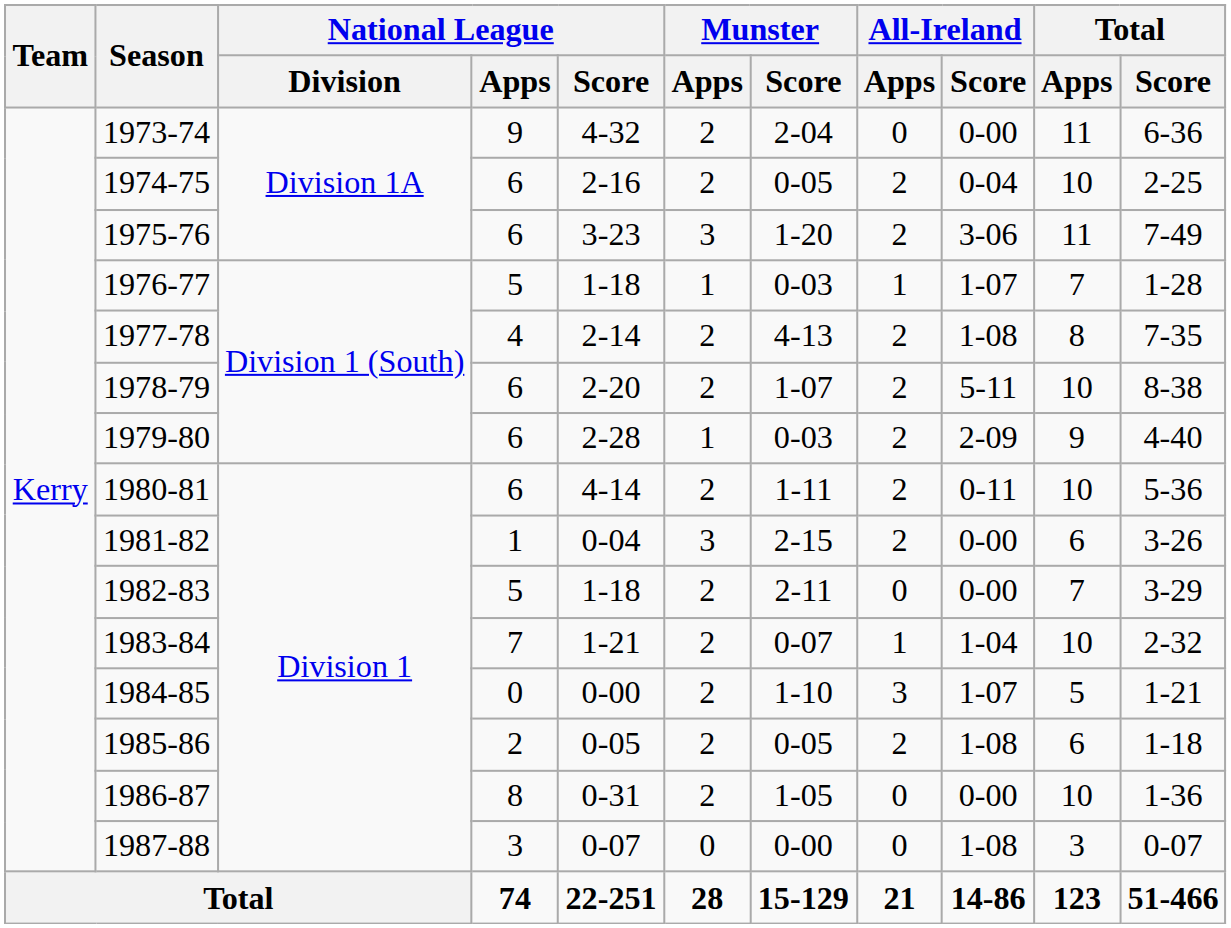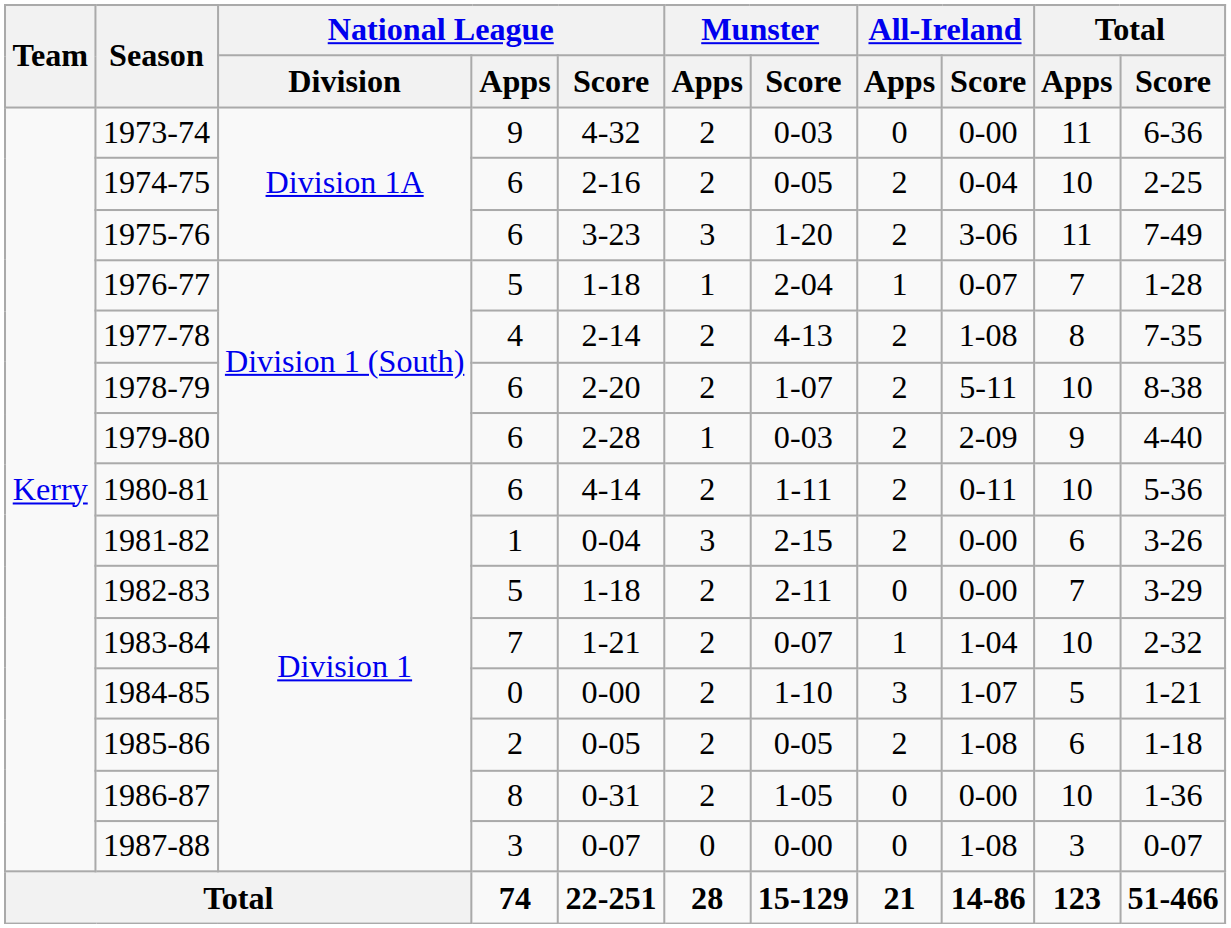(803, 132) 2-04 -> (803, 132) 0-03
(803, 285) 0-03 -> (803, 285) 2-04
(988, 285) 1-07 -> (988, 285) 0-07
